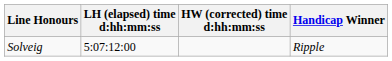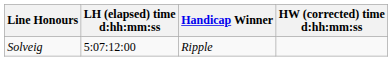columns swapped: (339, 20) <-> (234, 20)
